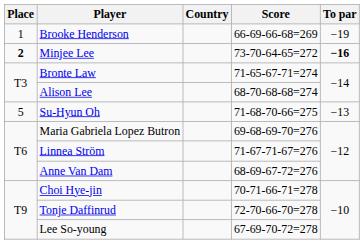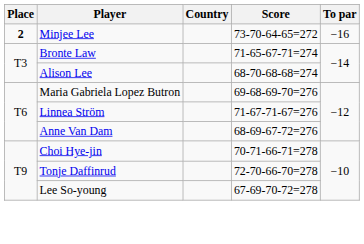- row: (84, 34)
(340, 53) bold -> (340, 34) normal
- row: (70, 112)
